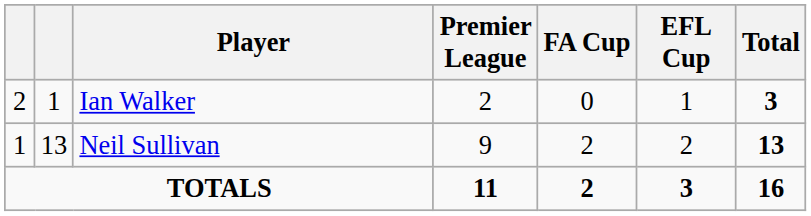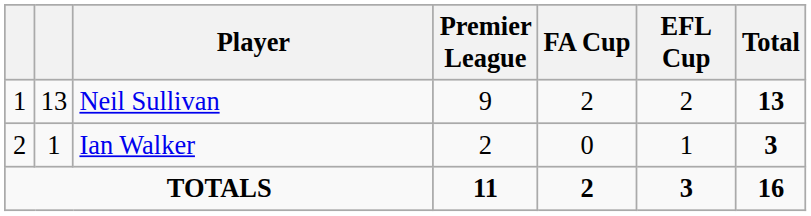rows swapped: (150, 145) <-> (137, 101)
